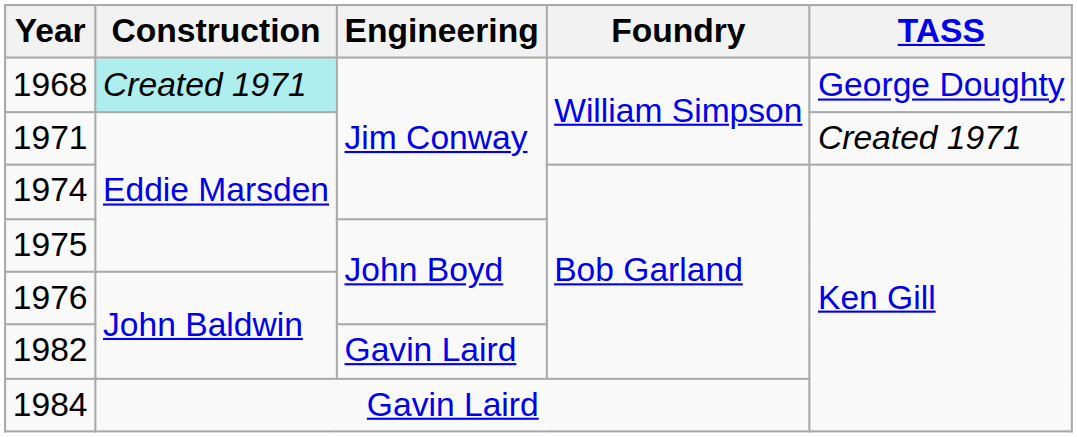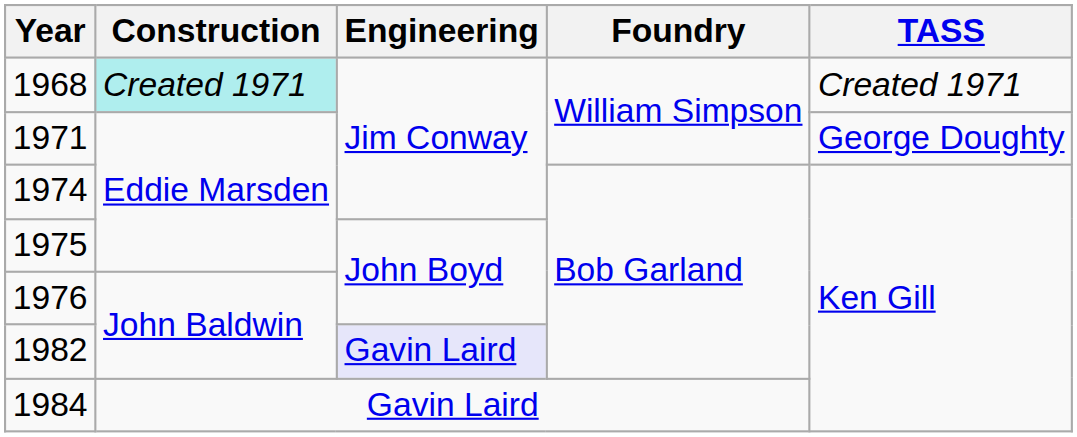(941, 84) George Doughty -> (920, 84) Created 1971
(920, 137) Created 1971 -> (941, 137) George Doughty
(430, 350) no background -> (430, 350) lavender background
